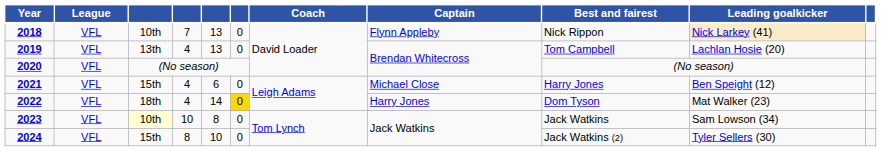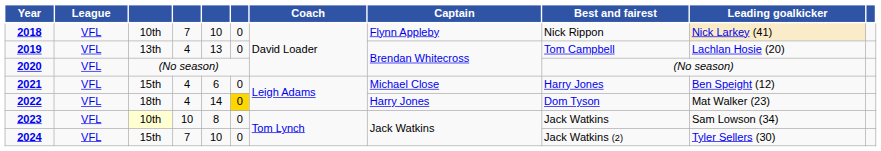(216, 32) 13 -> (216, 32) 10
(187, 137) 8 -> (187, 137) 7
